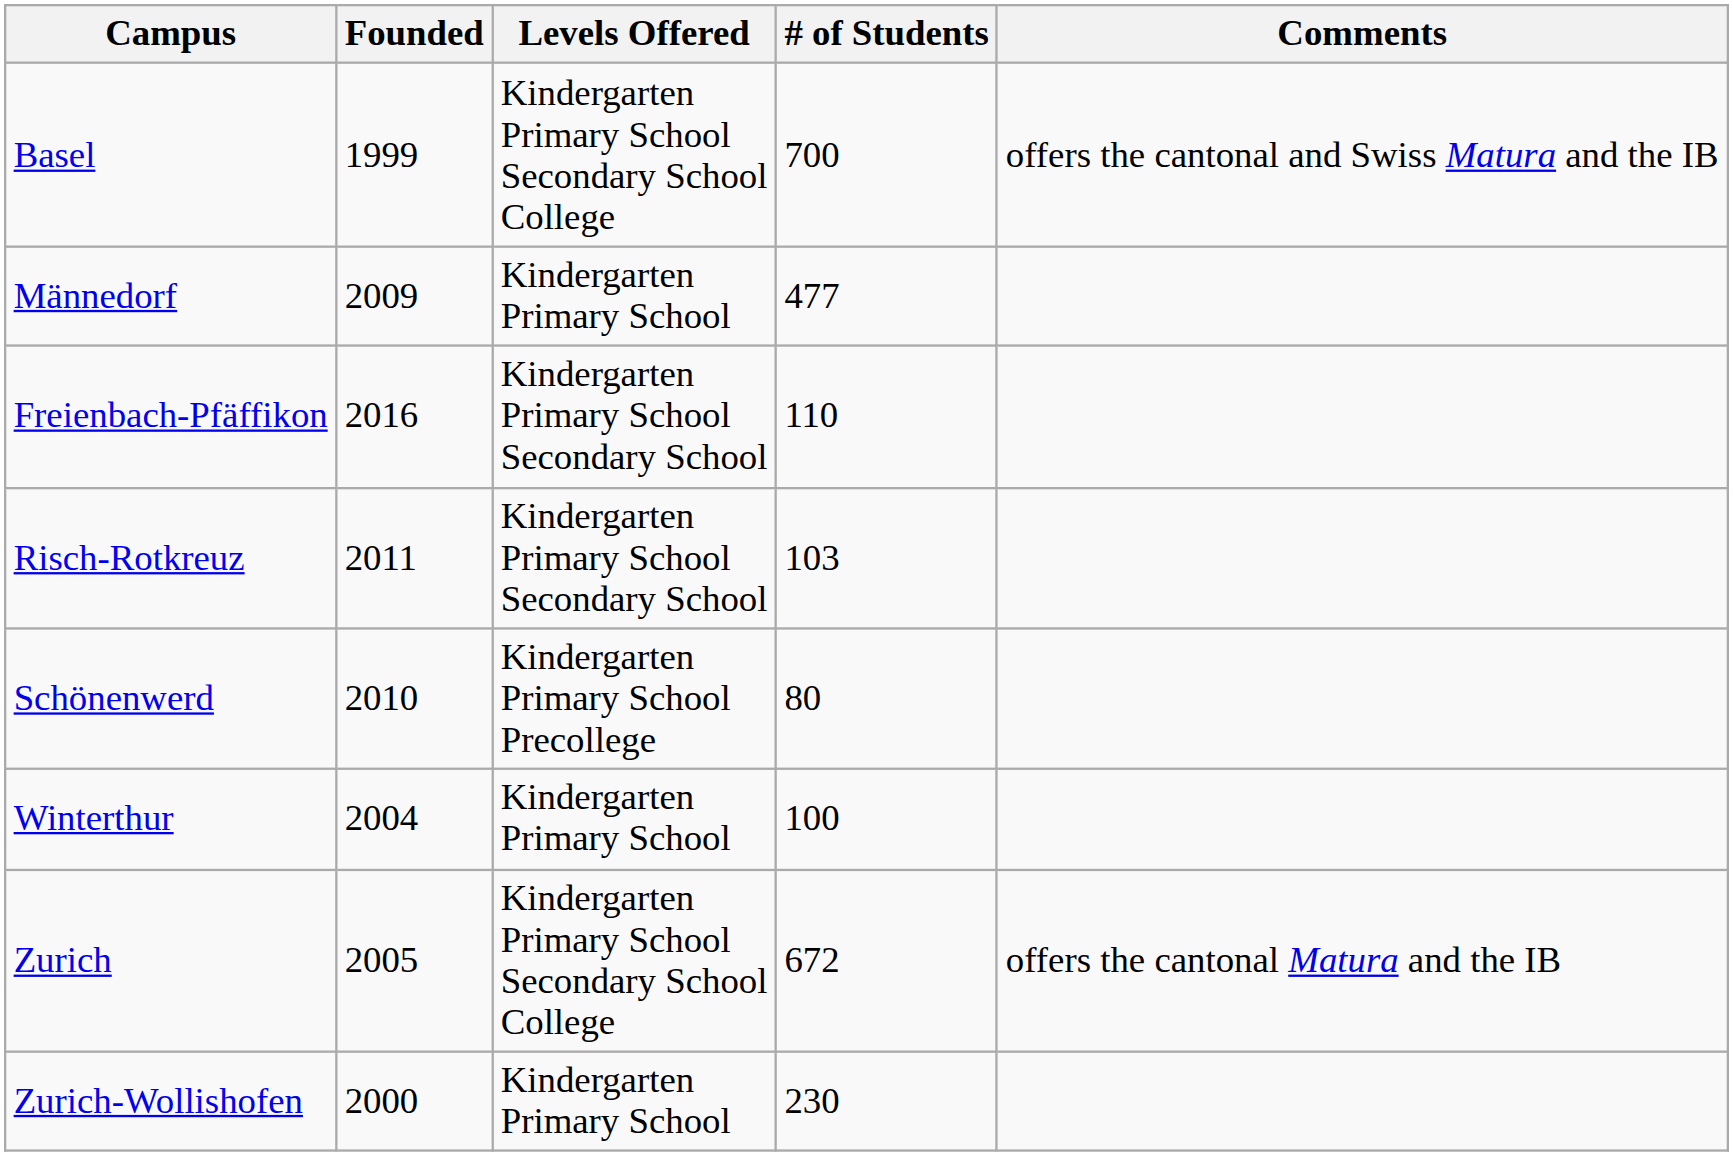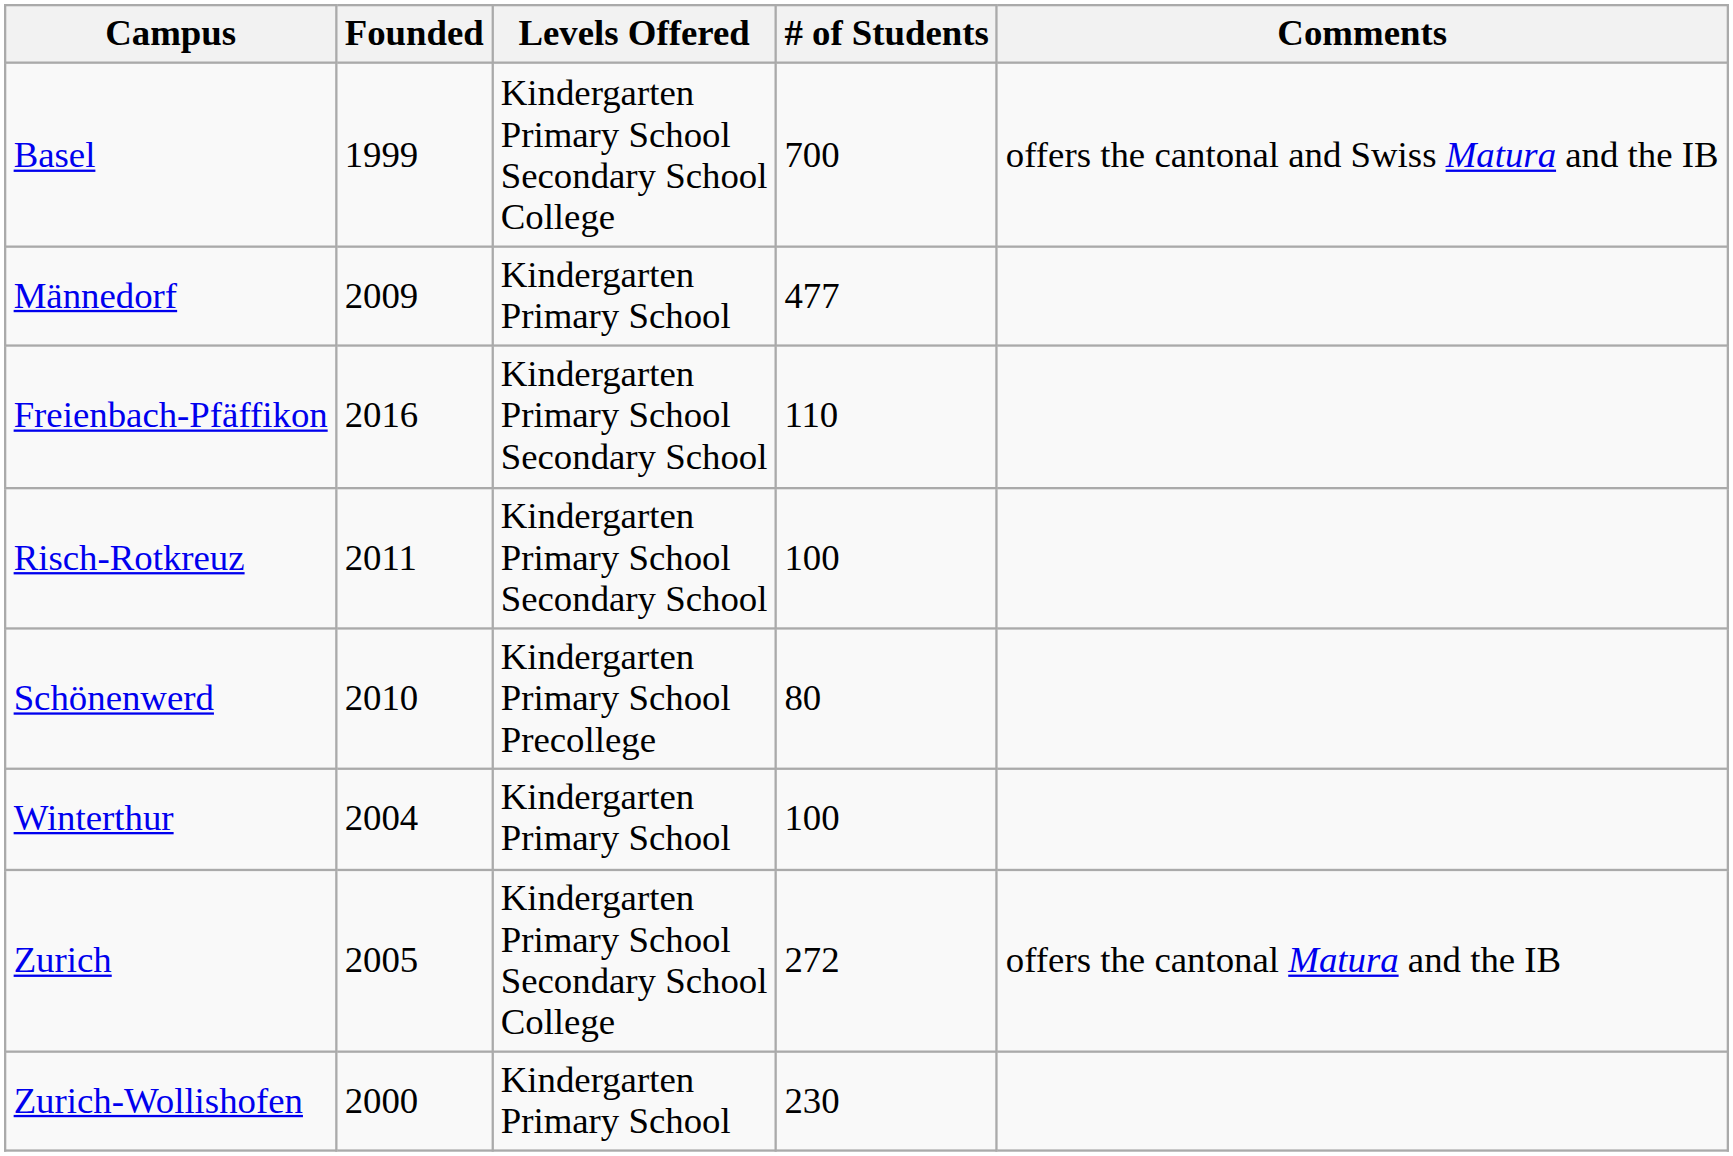(812, 556) 103 -> (812, 556) 100
(812, 959) 672 -> (812, 959) 272
